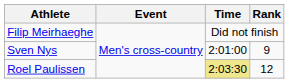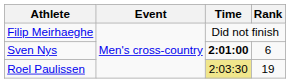(228, 51) normal -> (228, 51) bold
(267, 51) 9 -> (268, 51) 6
(267, 69) 12 -> (268, 69) 19
